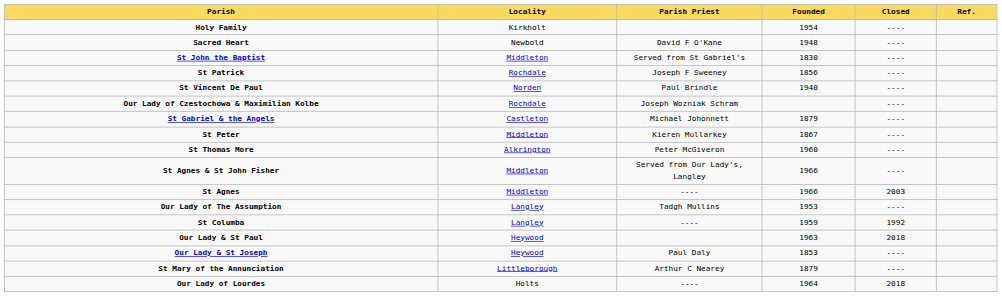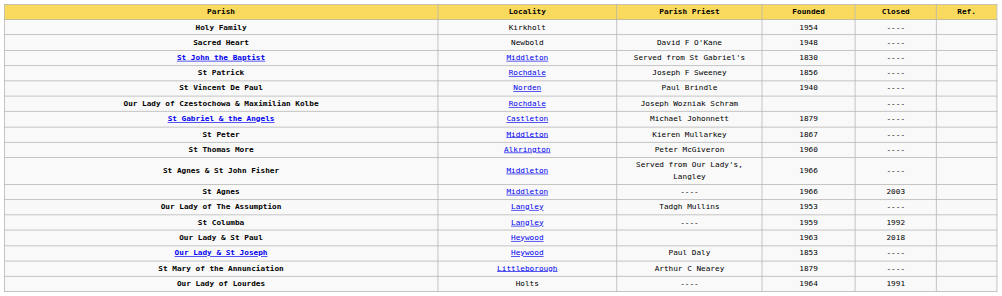(896, 283) 2018 -> (896, 283) 1991
